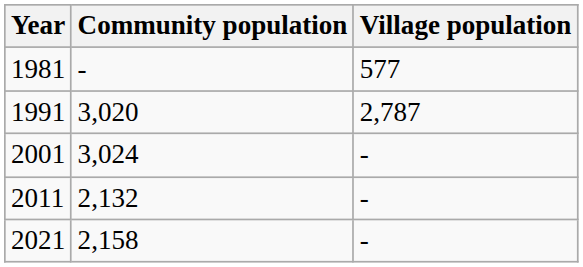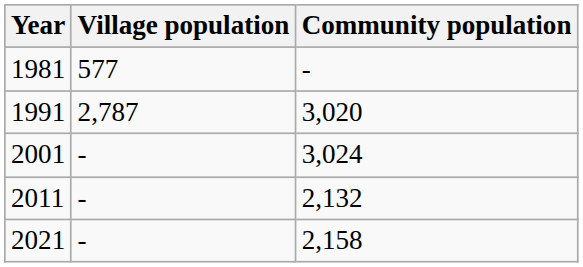columns swapped: (466, 25) <-> (212, 25)
